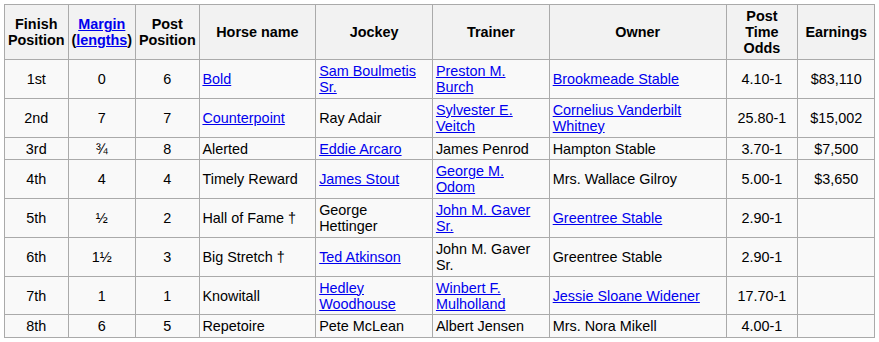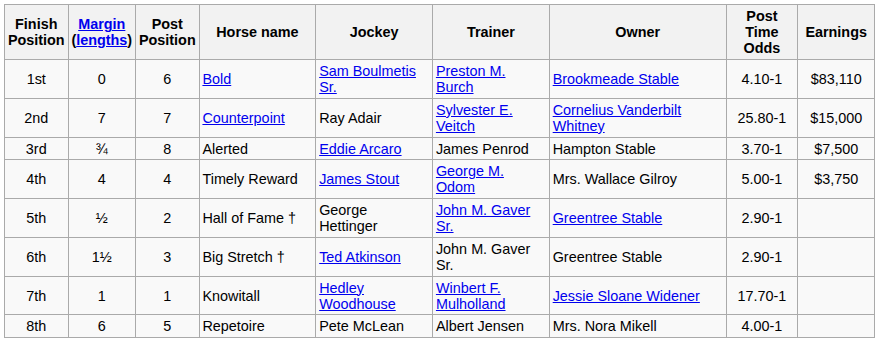(836, 118) $15,002 -> (836, 118) $15,000
(836, 179) $3,650 -> (836, 179) $3,750
